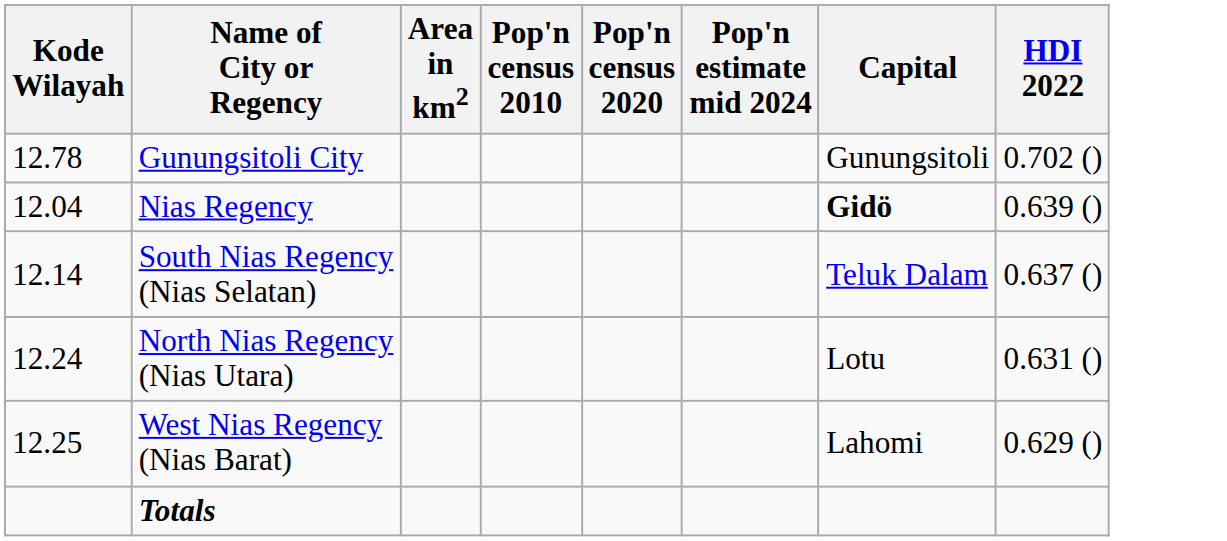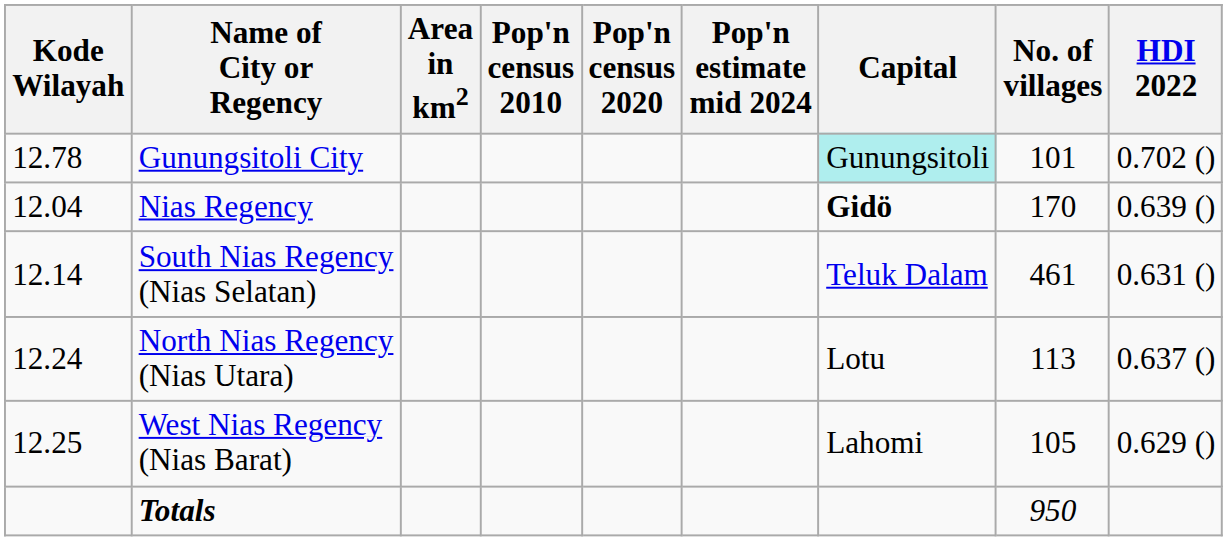+ column: (1053, 68)
(908, 157) no background -> (908, 157) paleturquoise background
(1053, 273) 0.637 () -> (1166, 273) 0.631 ()
(1053, 358) 0.631 () -> (1166, 358) 0.637 ()
